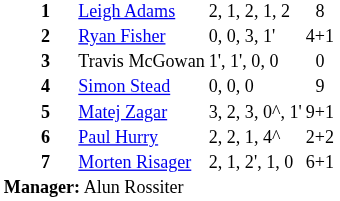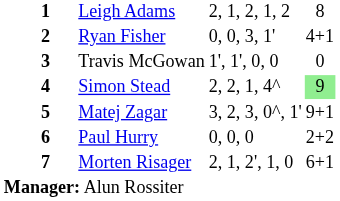(231, 86) 0, 0, 0 -> (245, 86) 2, 2, 1, 4^
(320, 86) no background -> (320, 86) lightgreen background
(245, 137) 2, 2, 1, 4^ -> (231, 137) 0, 0, 0
